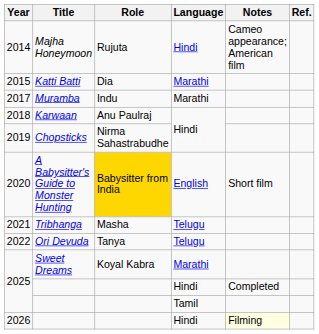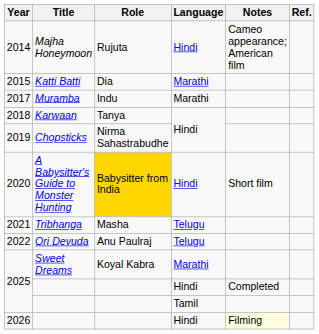(124, 115) Anu Paulraj -> (111, 115) Tanya
(191, 184) English -> (185, 184) Hindi
(111, 241) Tanya -> (124, 241) Anu Paulraj
